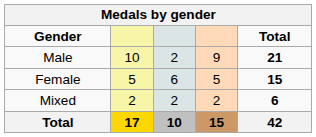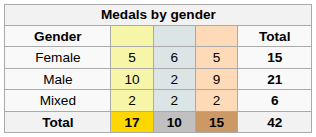rows swapped: (58, 58) <-> (58, 79)
